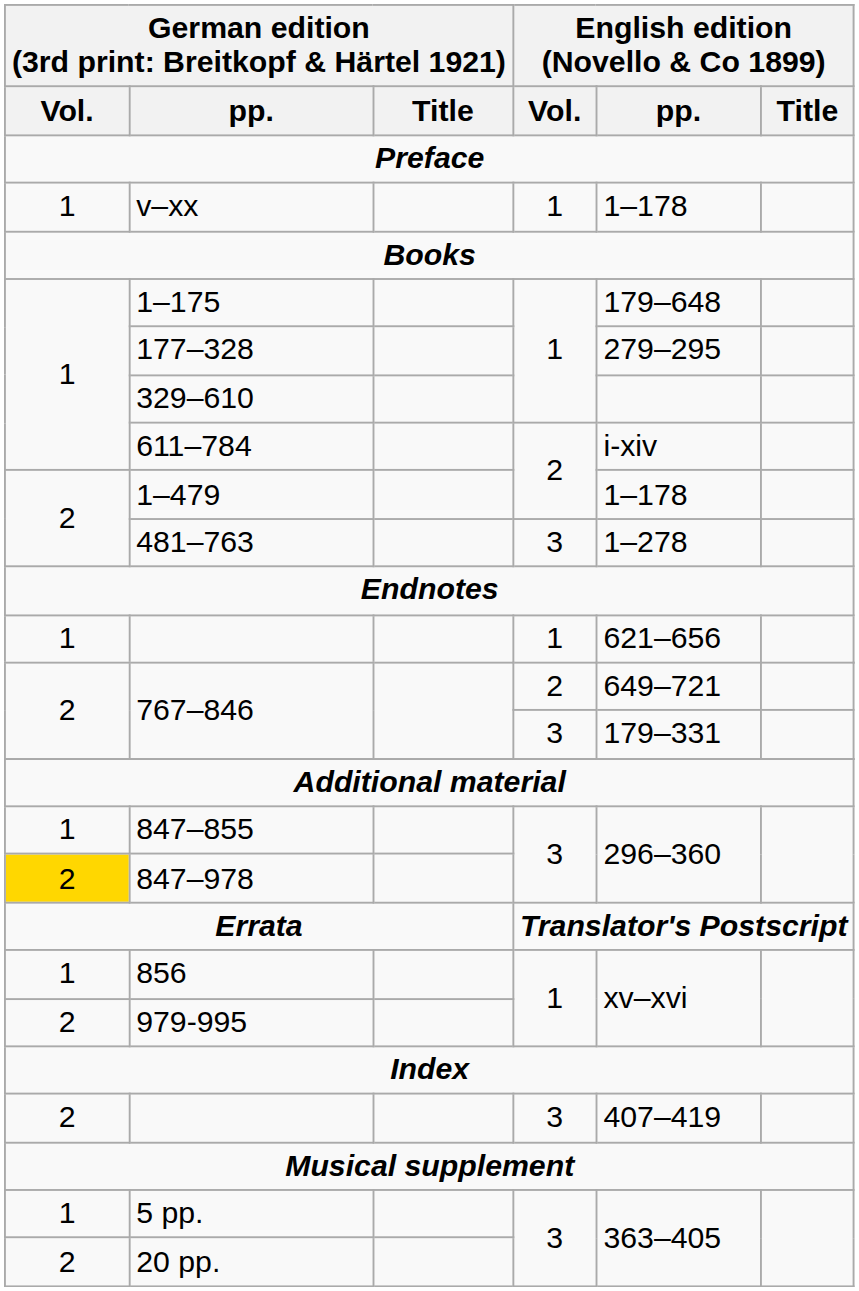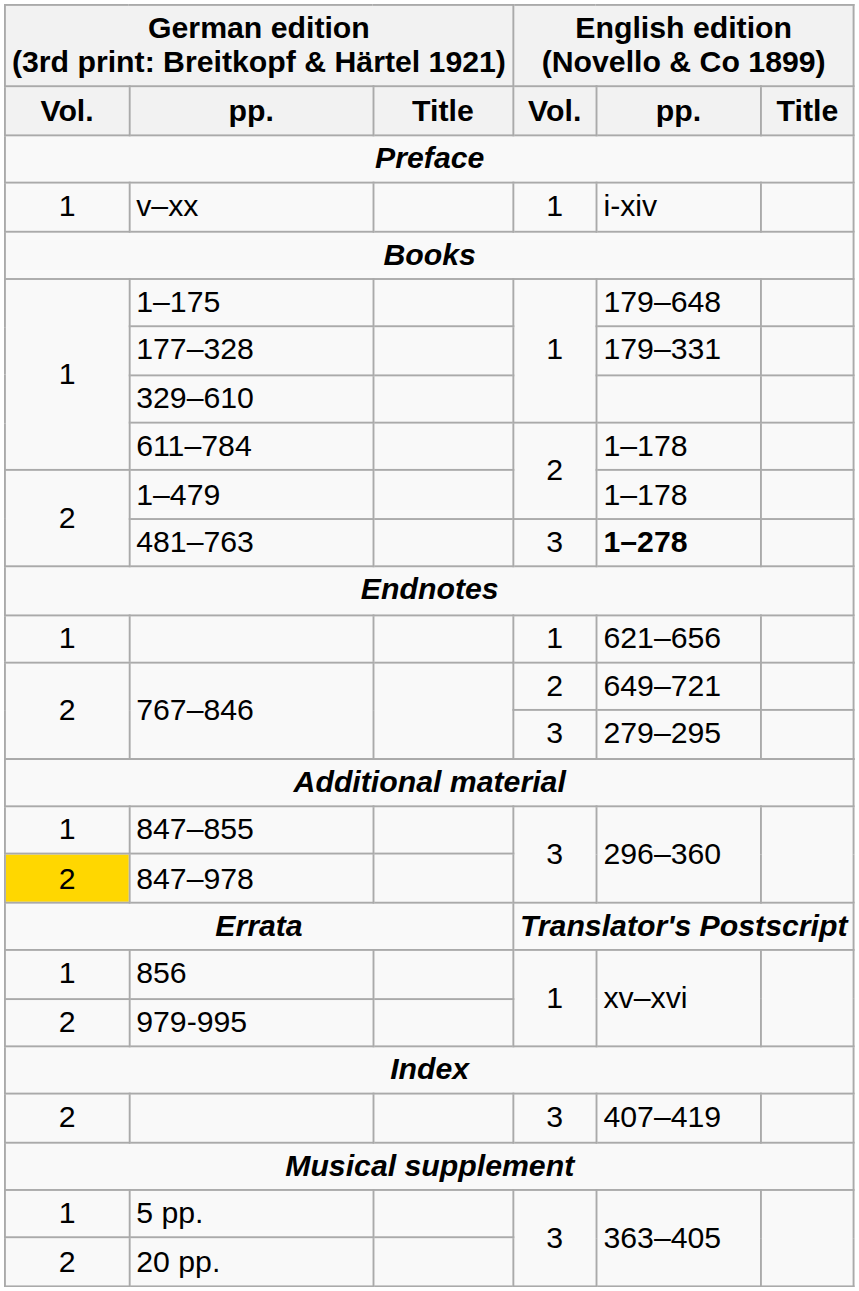(646, 206) 1–178 -> (630, 206) i-xiv
(662, 350) 279–295 -> (662, 350) 179–331
(630, 446) i-xiv -> (646, 446) 1–178
(646, 542) normal -> (646, 542) bold
(662, 733) 179–331 -> (662, 733) 279–295
